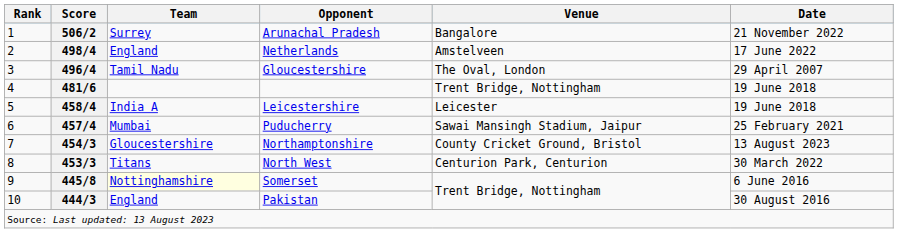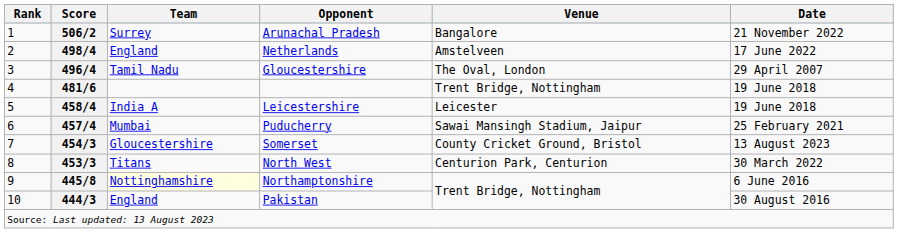(318, 144) Northamptonshire -> (290, 144) Somerset
(290, 182) Somerset -> (318, 182) Northamptonshire
